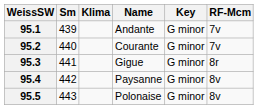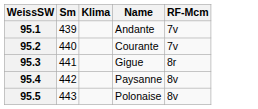- column: (186, 12)
